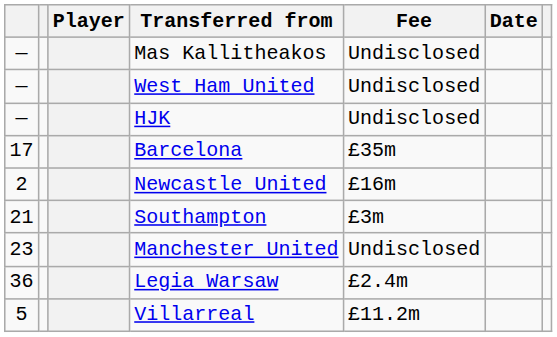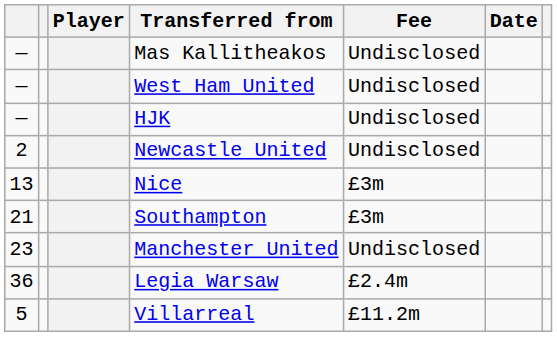- row: (188, 152)
(372, 184) £16m -> (414, 152) Undisclosed
+ row: (158, 184)
